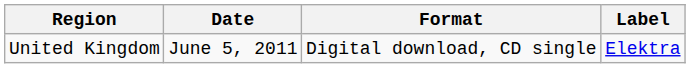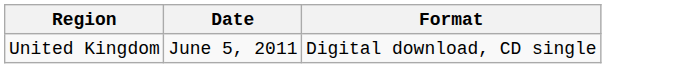- column: (643, 19)
